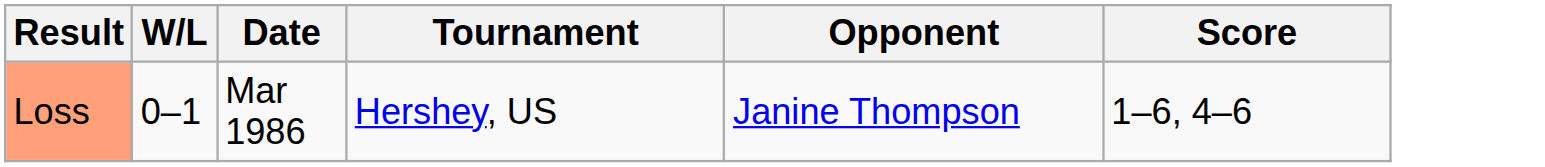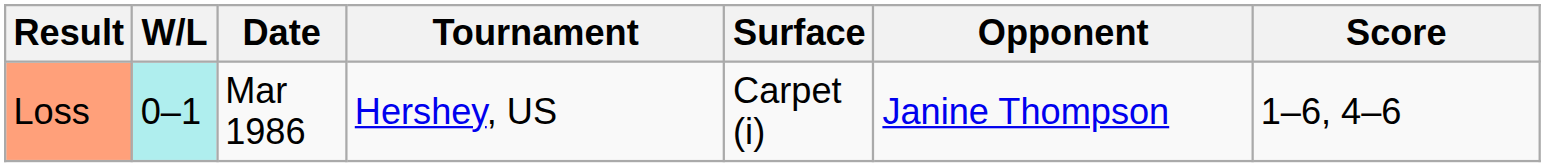+ column: (799, 33)
(171, 110) no background -> (171, 110) paleturquoise background
